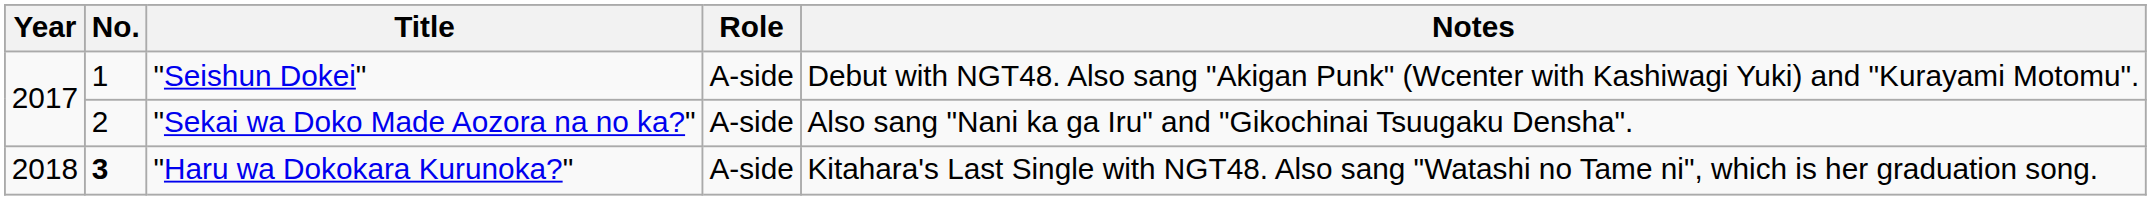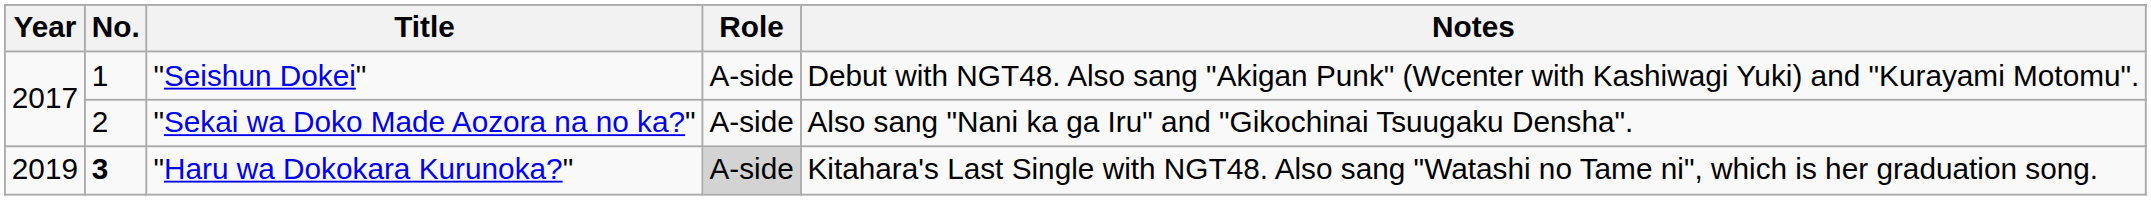(45, 169) 2018 -> (45, 169) 2019
(752, 169) no background -> (752, 169) lightgrey background
